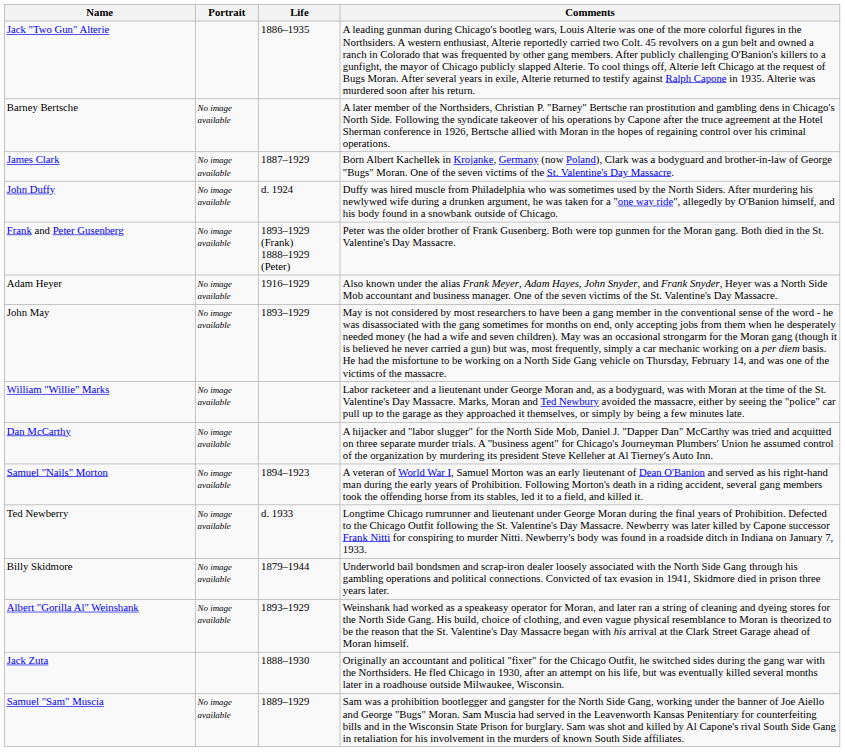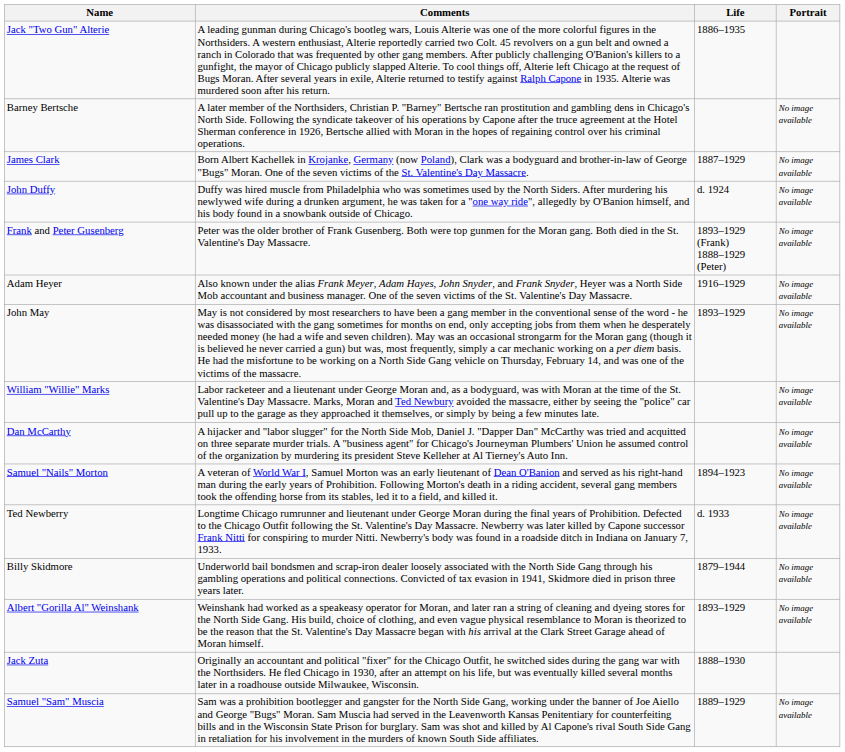columns swapped: (227, 13) <-> (590, 13)
